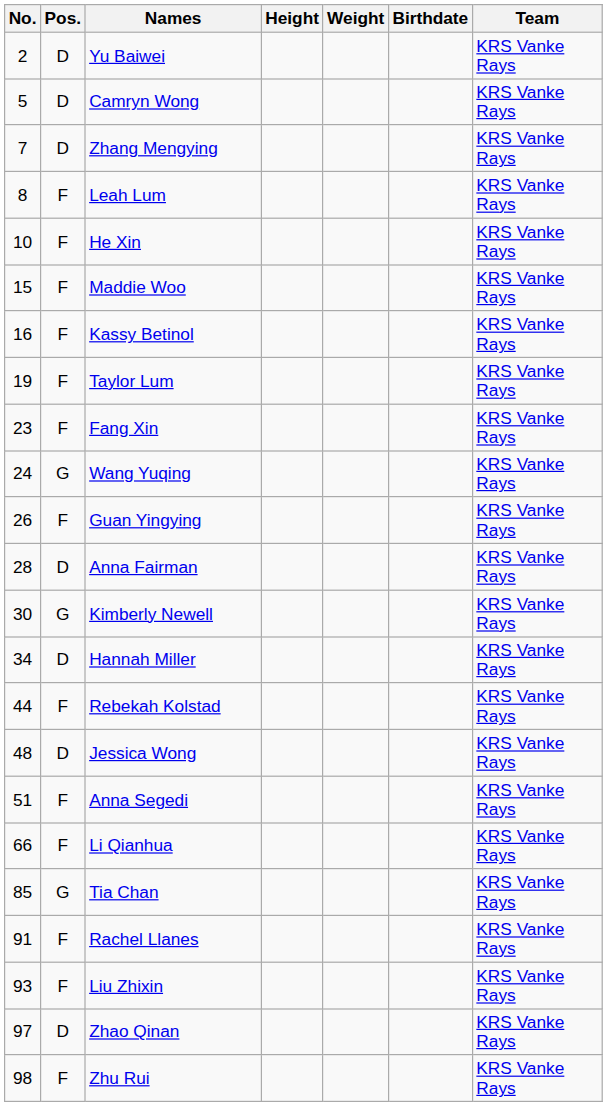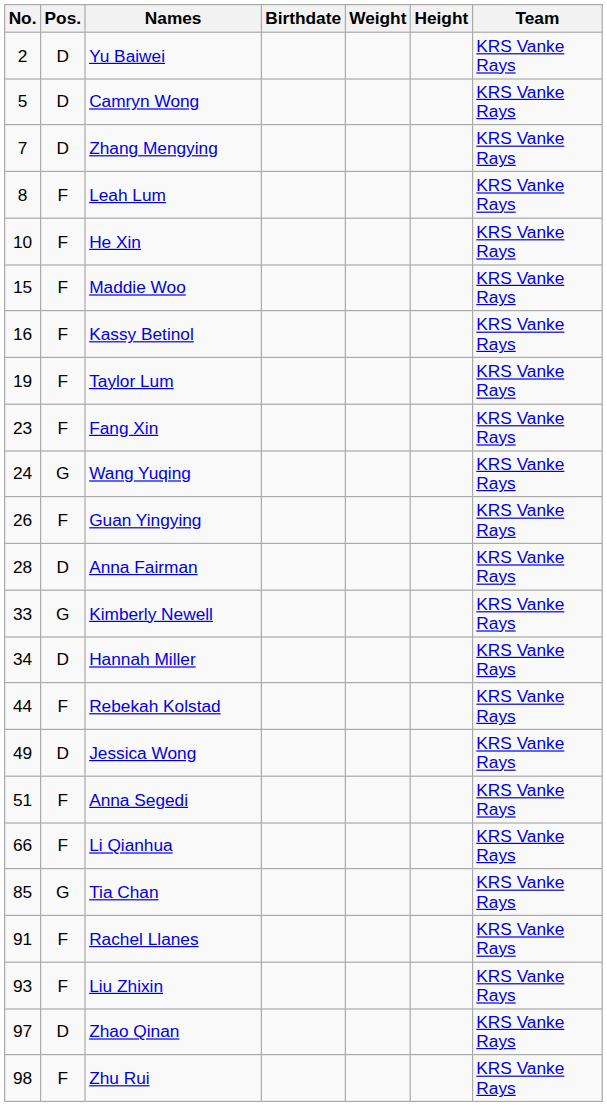columns swapped: (292, 19) <-> (430, 19)
(23, 614) 30 -> (23, 614) 33
(23, 753) 48 -> (23, 753) 49
